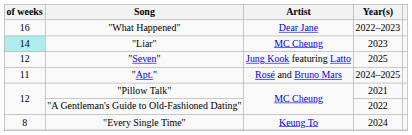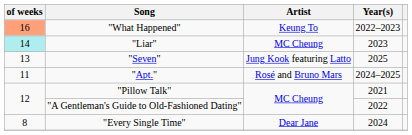(25, 28) no background -> (25, 28) lightsalmon background
(299, 28) Dear Jane -> (299, 28) Keung To
(25, 59) 12 -> (25, 59) 13
(299, 122) Keung To -> (299, 122) Dear Jane
